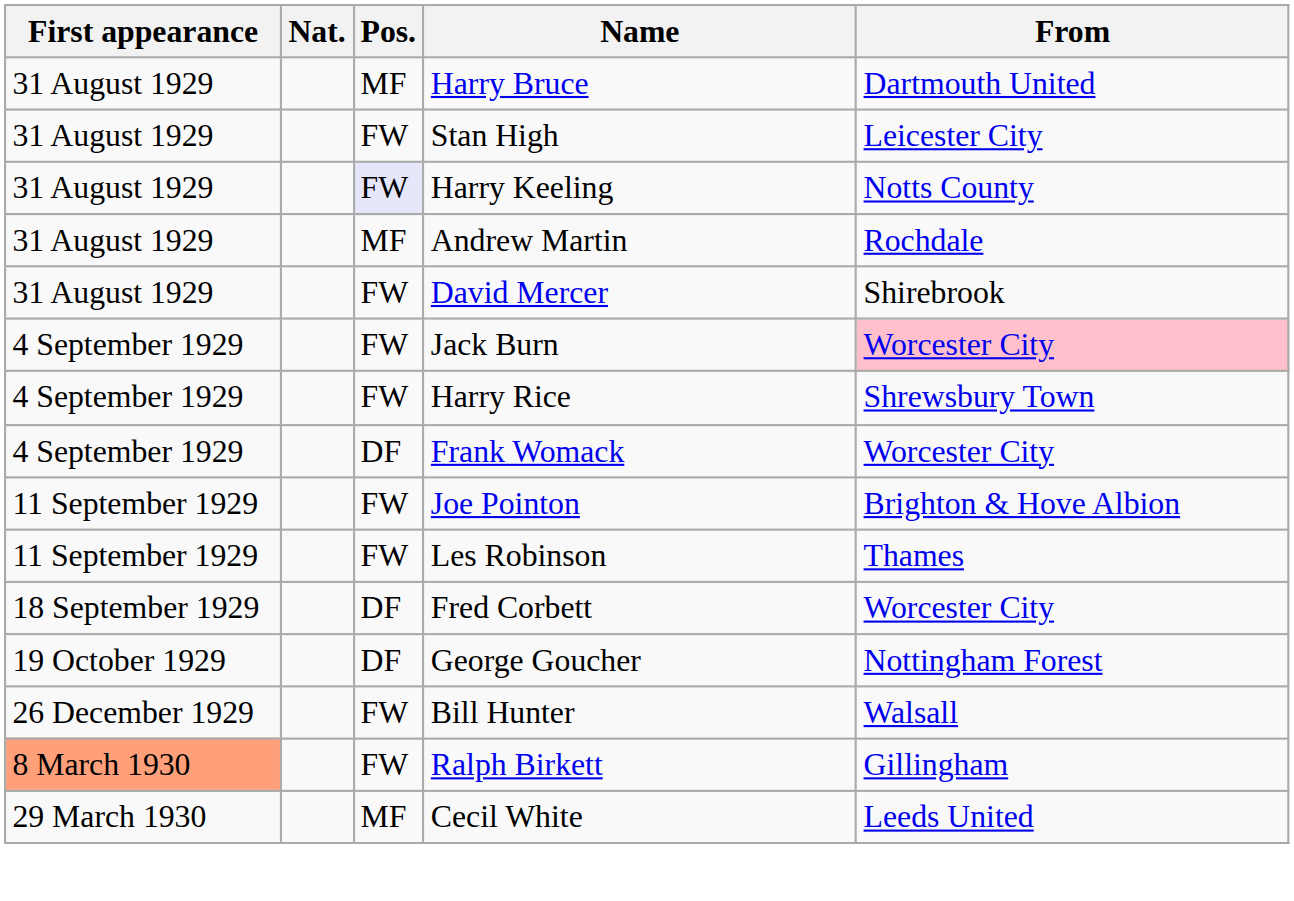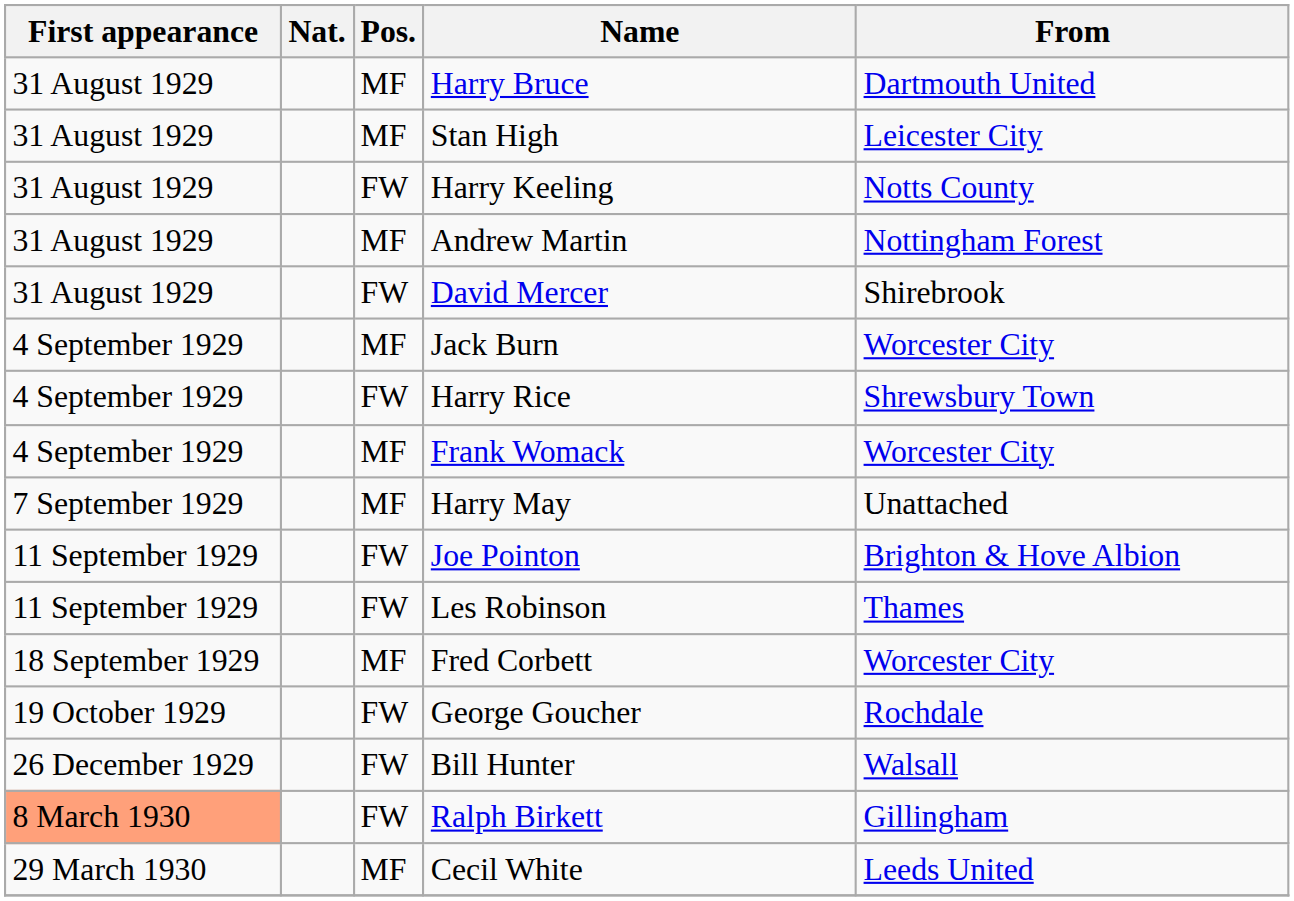(384, 135) FW -> (383, 135) MF
(384, 188) lavender background -> (384, 188) no background
(924, 240) Rochdale -> (983, 240) Nottingham Forest
(384, 345) FW -> (383, 345) MF
(959, 345) pink background -> (959, 345) no background
(381, 449) DF -> (383, 449) MF
+ row: (501, 502)
(381, 607) DF -> (383, 659) MF
(381, 659) DF -> (384, 711) FW
(983, 659) Nottingham Forest -> (924, 711) Rochdale
